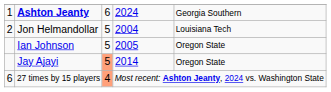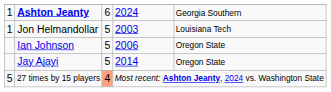(10, 29) 2 -> (10, 29) 1
(127, 29) 2004 -> (127, 29) 2003
(127, 45) 2005 -> (127, 45) 2006
(107, 62) lightsalmon background -> (107, 62) no background
(10, 78) 6 -> (10, 78) 5
